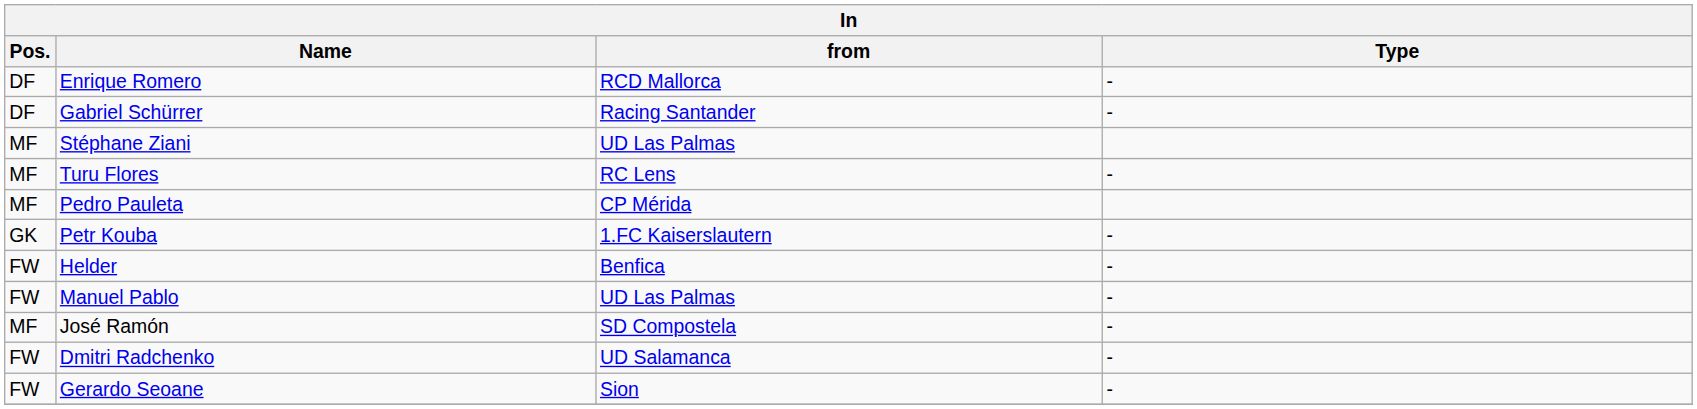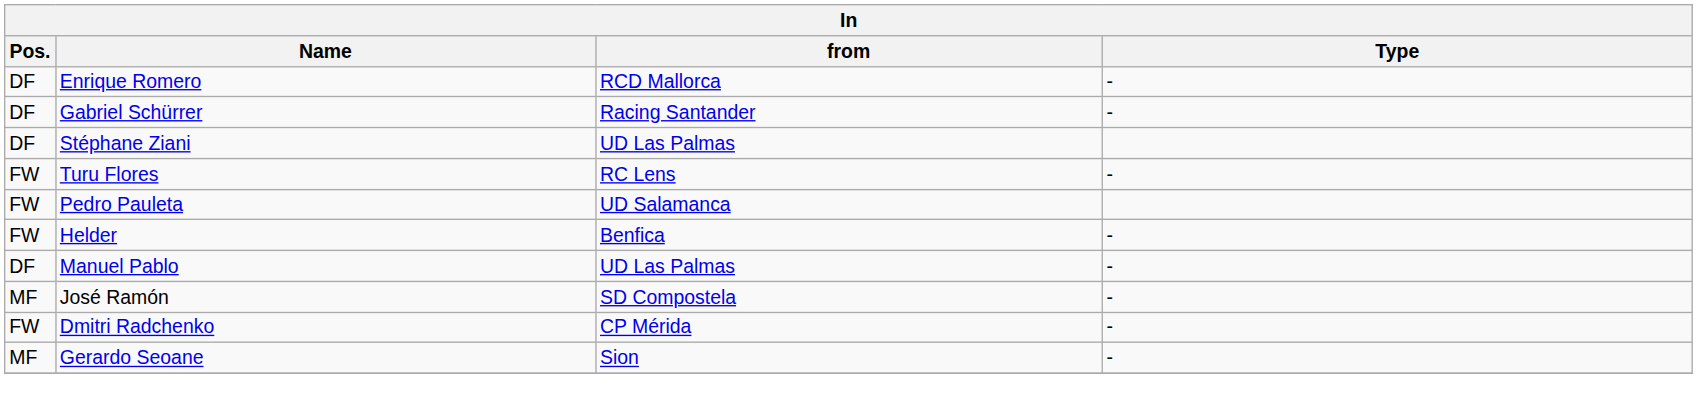(23, 143) MF -> (22, 143) DF
(23, 174) MF -> (24, 174) FW
(23, 205) MF -> (24, 205) FW
(646, 205) CP Mérida -> (665, 205) UD Salamanca
- row: (108, 235)
(24, 297) FW -> (22, 266) DF
(665, 358) UD Salamanca -> (646, 328) CP Mérida
(24, 389) FW -> (23, 358) MF
